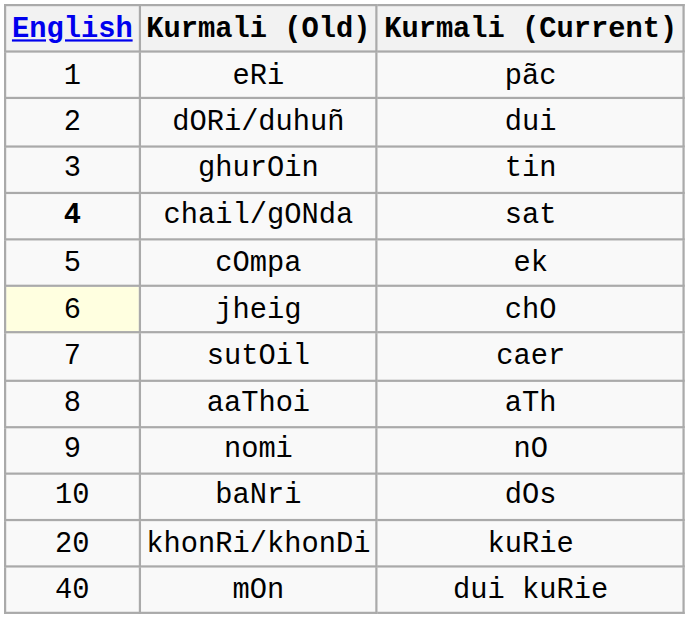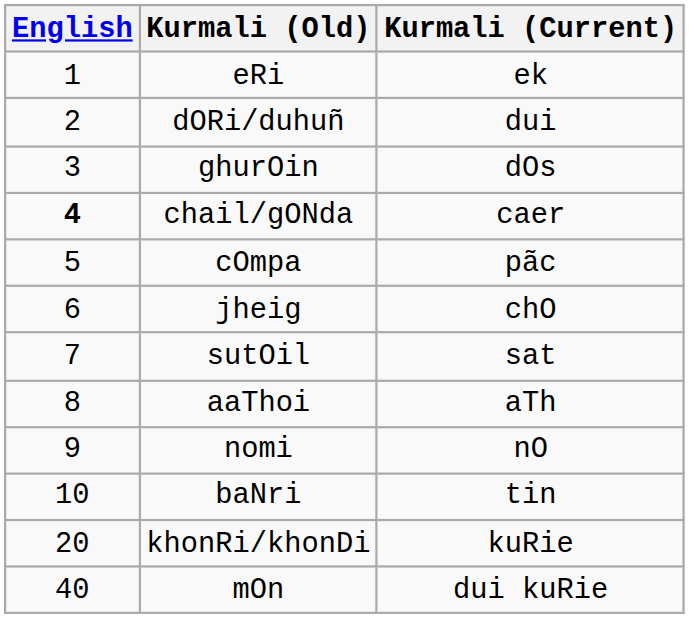(531, 75) pãc -> (531, 75) ek
(531, 169) tin -> (531, 169) dOs
(531, 216) sat -> (531, 216) caer
(531, 263) ek -> (531, 263) pãc
(72, 309) lightyellow background -> (72, 309) no background
(531, 356) caer -> (531, 356) sat
(531, 497) dOs -> (531, 497) tin
